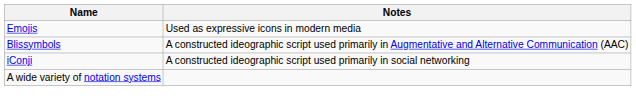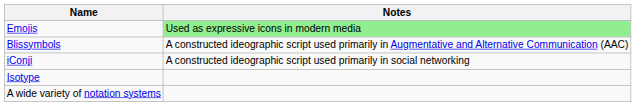(263, 28) no background -> (263, 28) lightgreen background
+ row: (23, 77)
